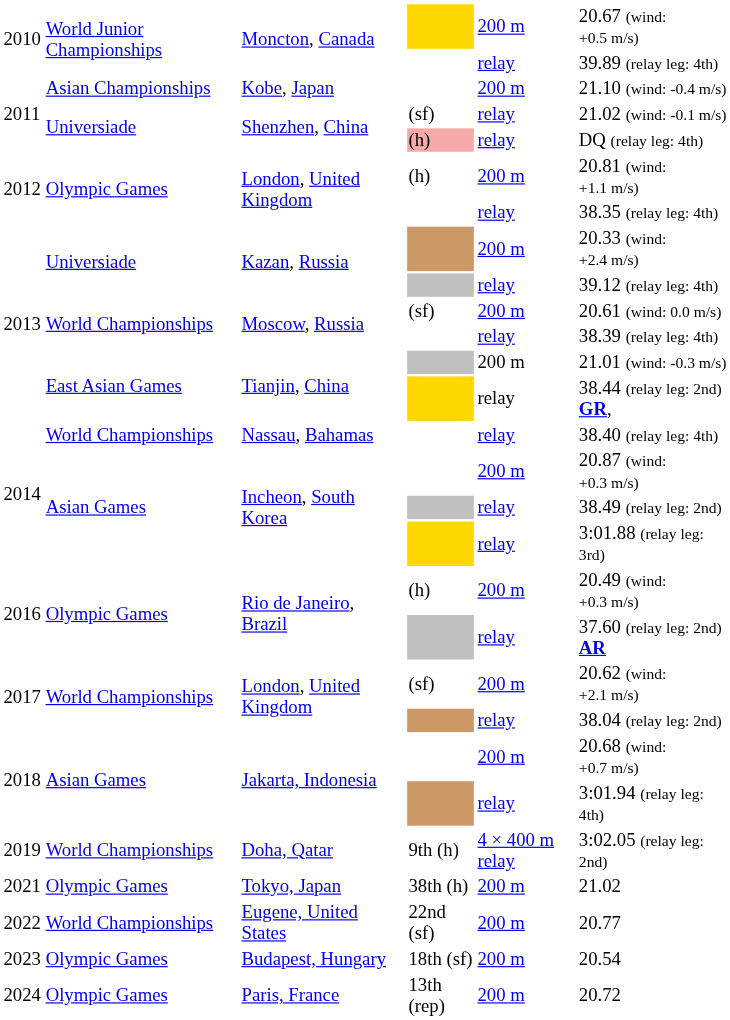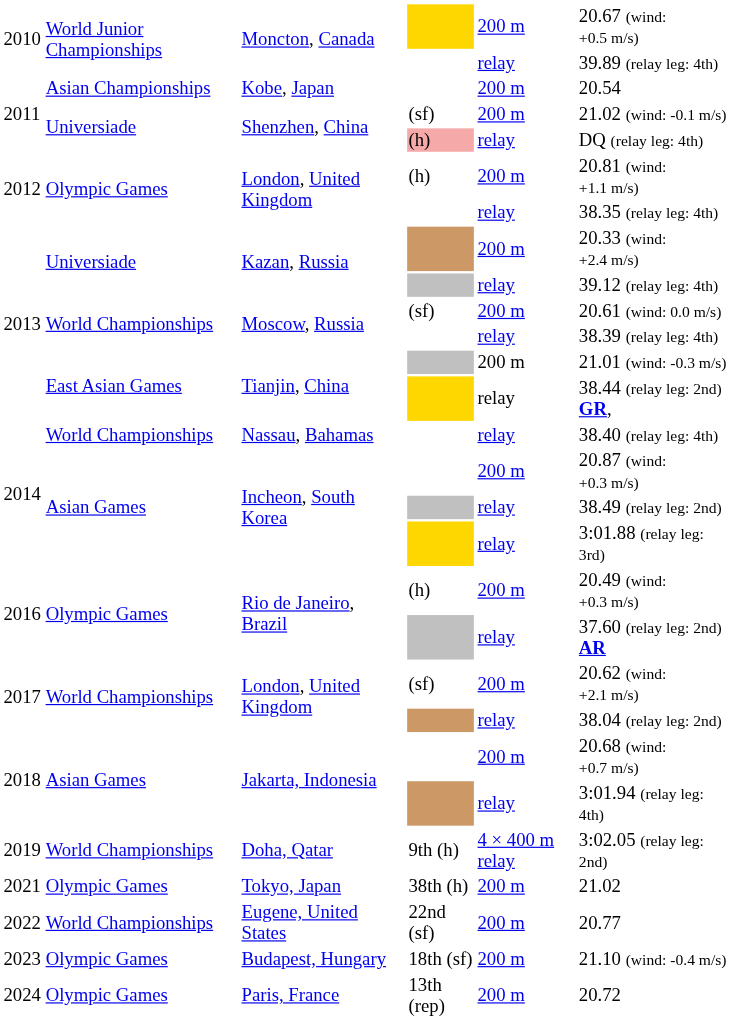(653, 88) 21.10 (wind: -0.4 m/s) -> (600, 88) 20.54
(496, 114) relay -> (501, 114) 200 m
(600, 958) 20.54 -> (653, 958) 21.10 (wind: -0.4 m/s)
